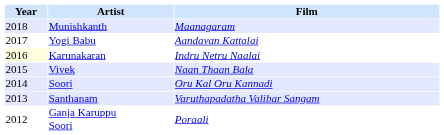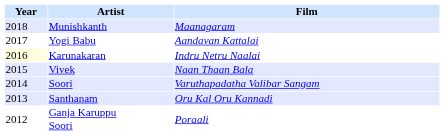(224, 84) Oru Kal Oru Kannadi -> (247, 84) Varuthapadatha Valibar Sangam
(247, 98) Varuthapadatha Valibar Sangam -> (224, 98) Oru Kal Oru Kannadi
